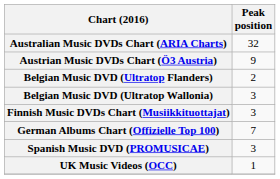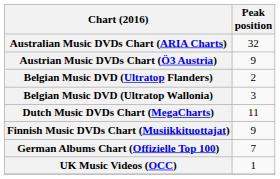+ row: (118, 113)
(253, 113) 3 -> (253, 130) 9
- row: (118, 148)
